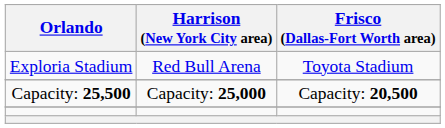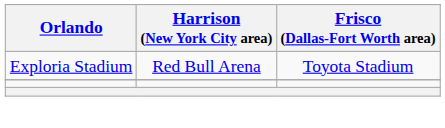- row: (71, 93)
